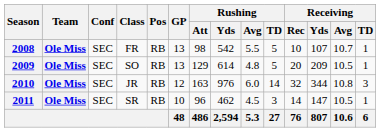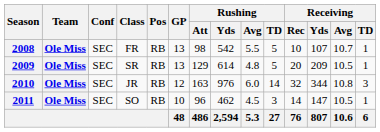(132, 65) SO -> (132, 65) SR
(132, 100) SR -> (132, 100) SO
